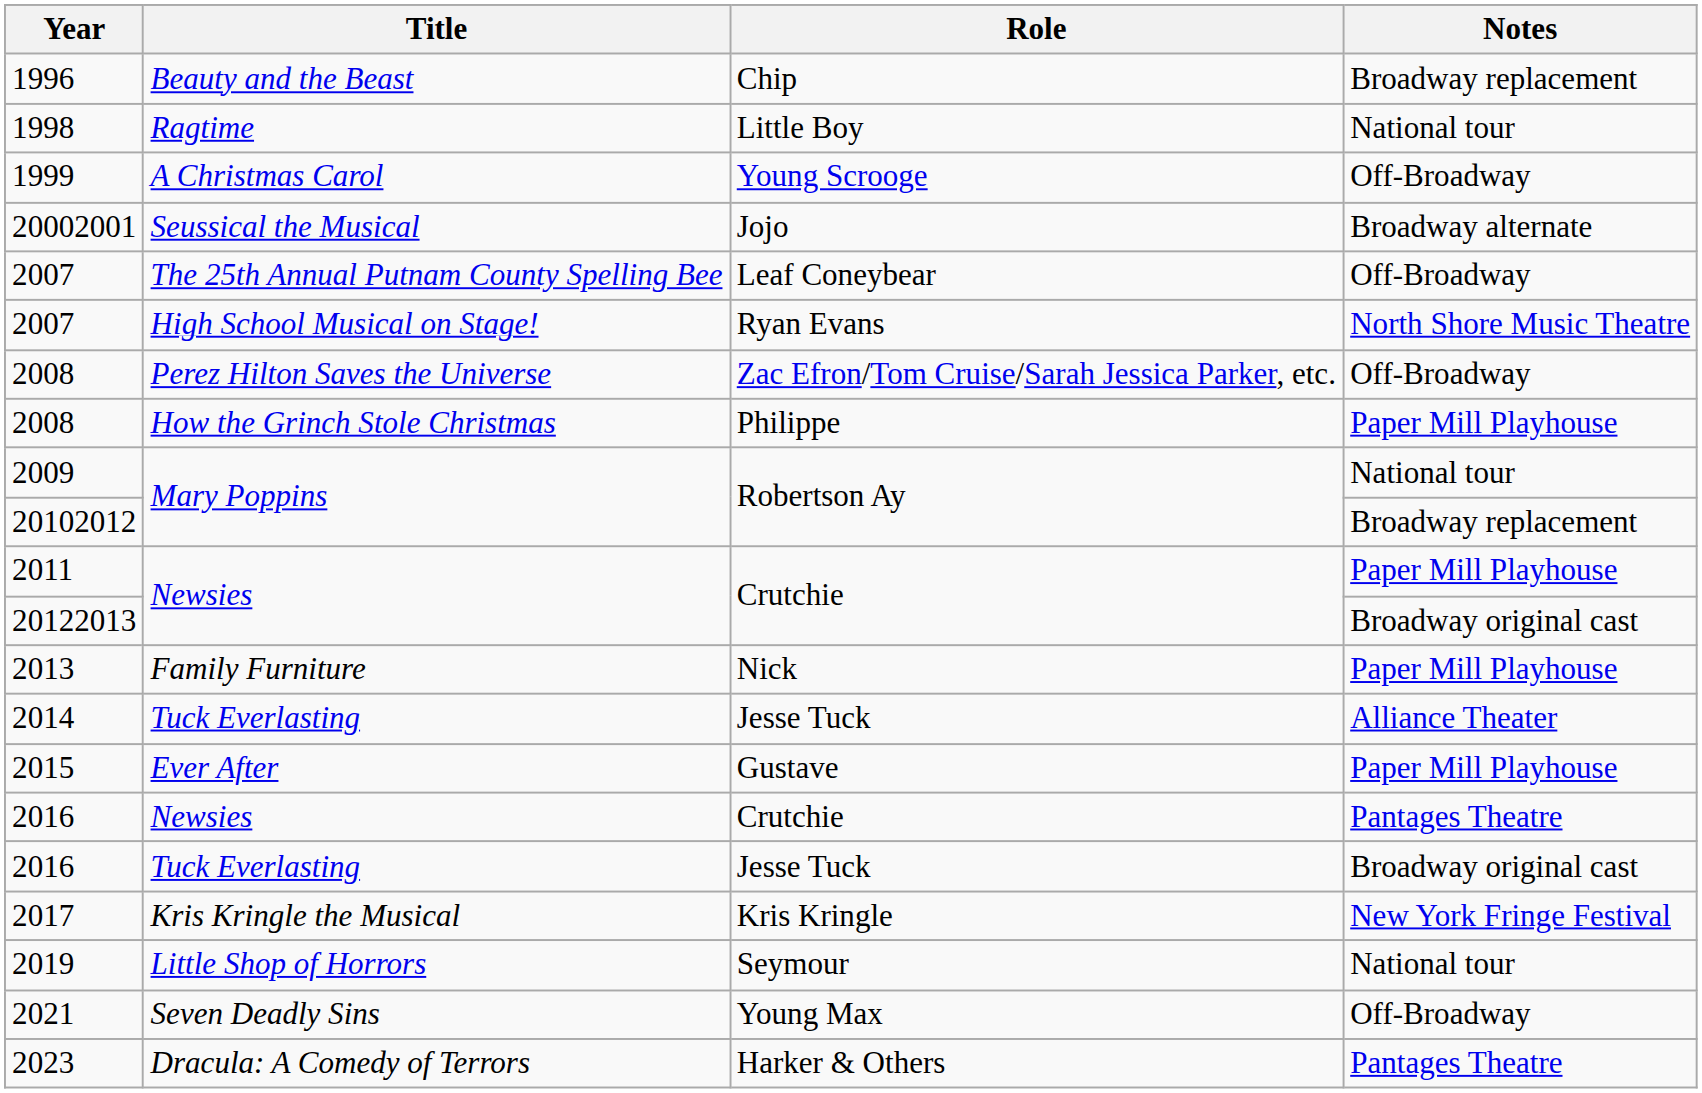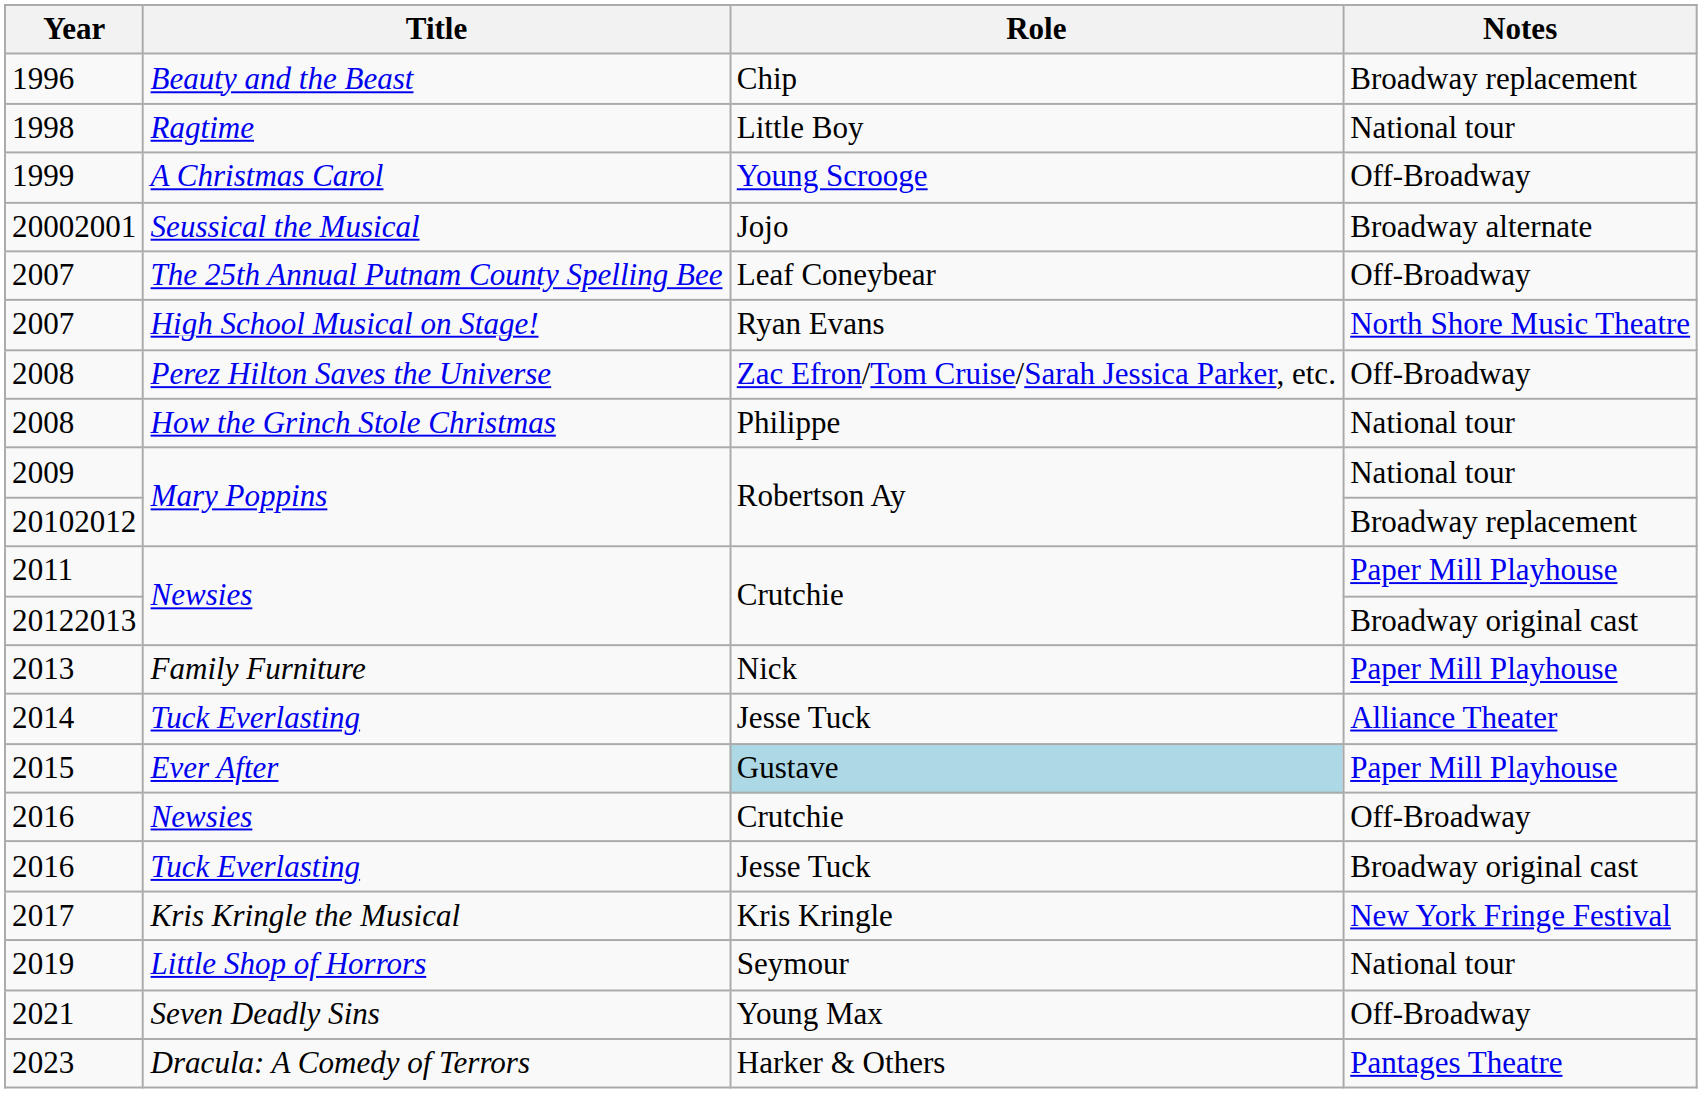(1484, 422) Paper Mill Playhouse -> (1433, 422) National tour
(788, 767) no background -> (788, 767) lightblue background
(1456, 816) Pantages Theatre -> (1440, 816) Off-Broadway
